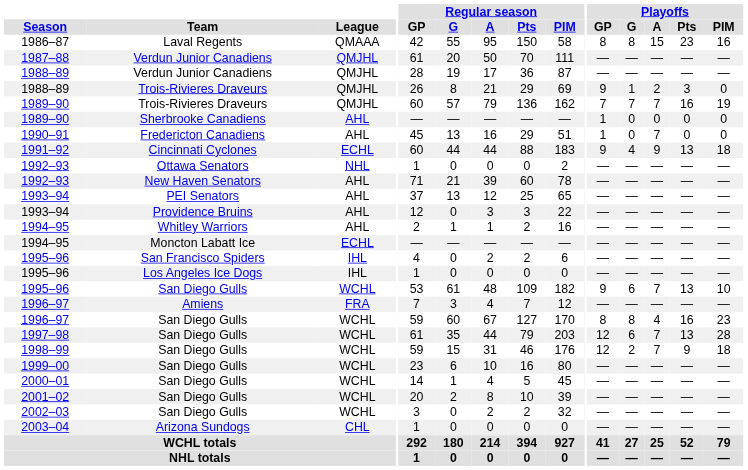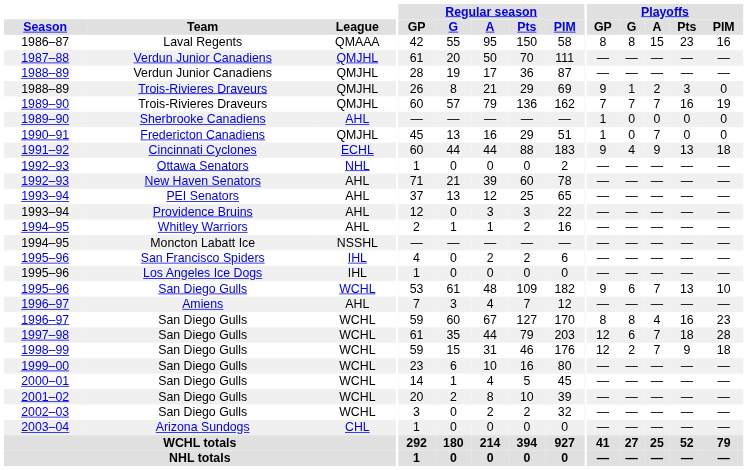(357, 135) AHL -> (357, 135) QMJHL
(357, 242) ECHL -> (357, 242) NSSHL
(357, 304) FRA -> (357, 304) AHL
(687, 335) 13 -> (687, 335) 18
